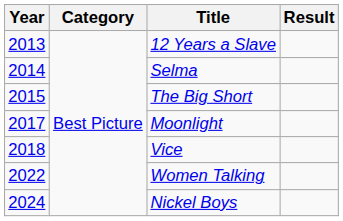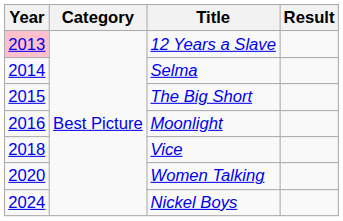(27, 44) no background -> (27, 44) pink background
(27, 123) 2017 -> (27, 123) 2016
(27, 176) 2022 -> (27, 176) 2020
